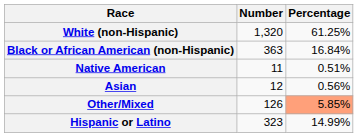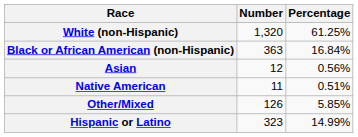rows swapped: (121, 68) <-> (121, 86)
(334, 104) lightsalmon background -> (334, 104) no background
